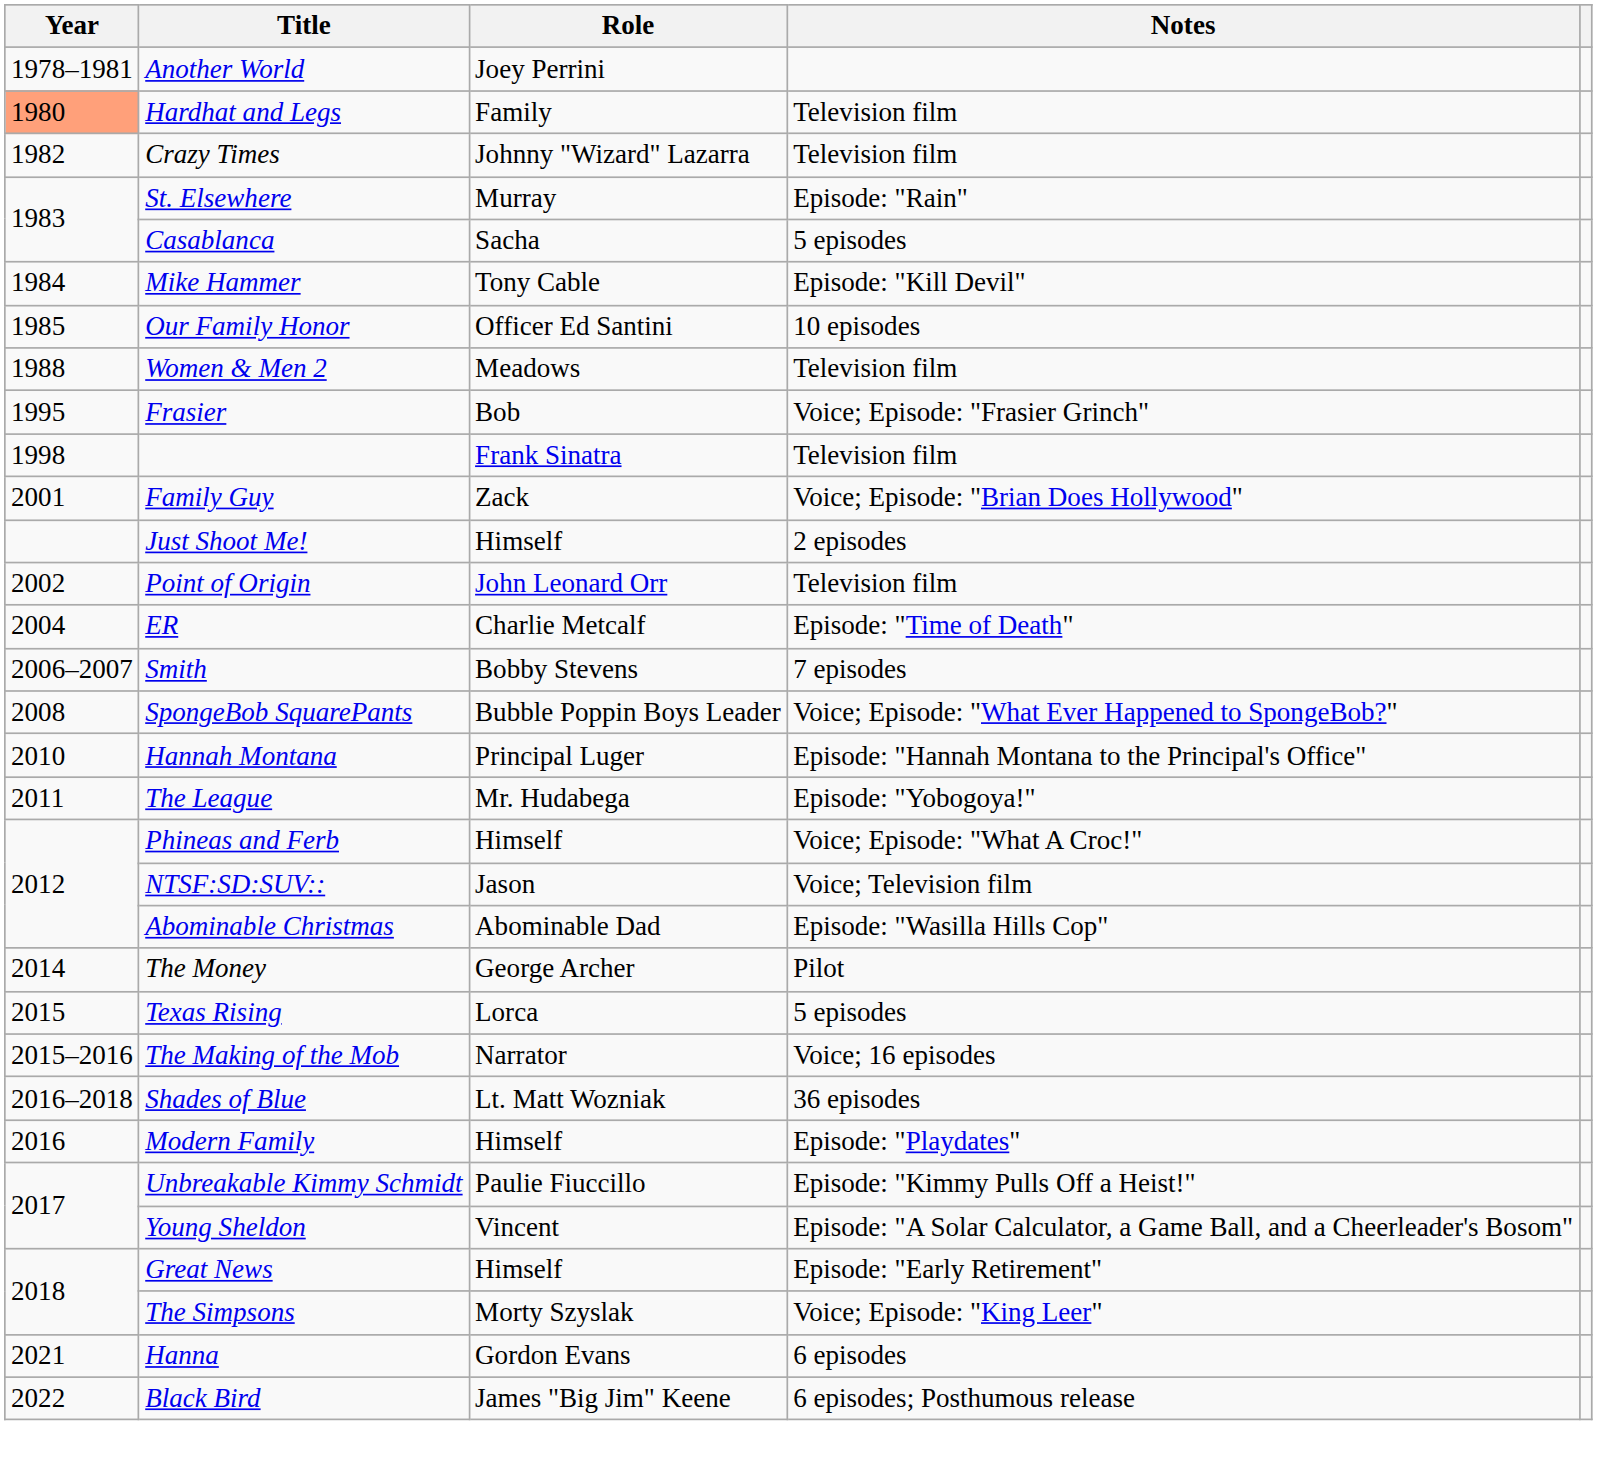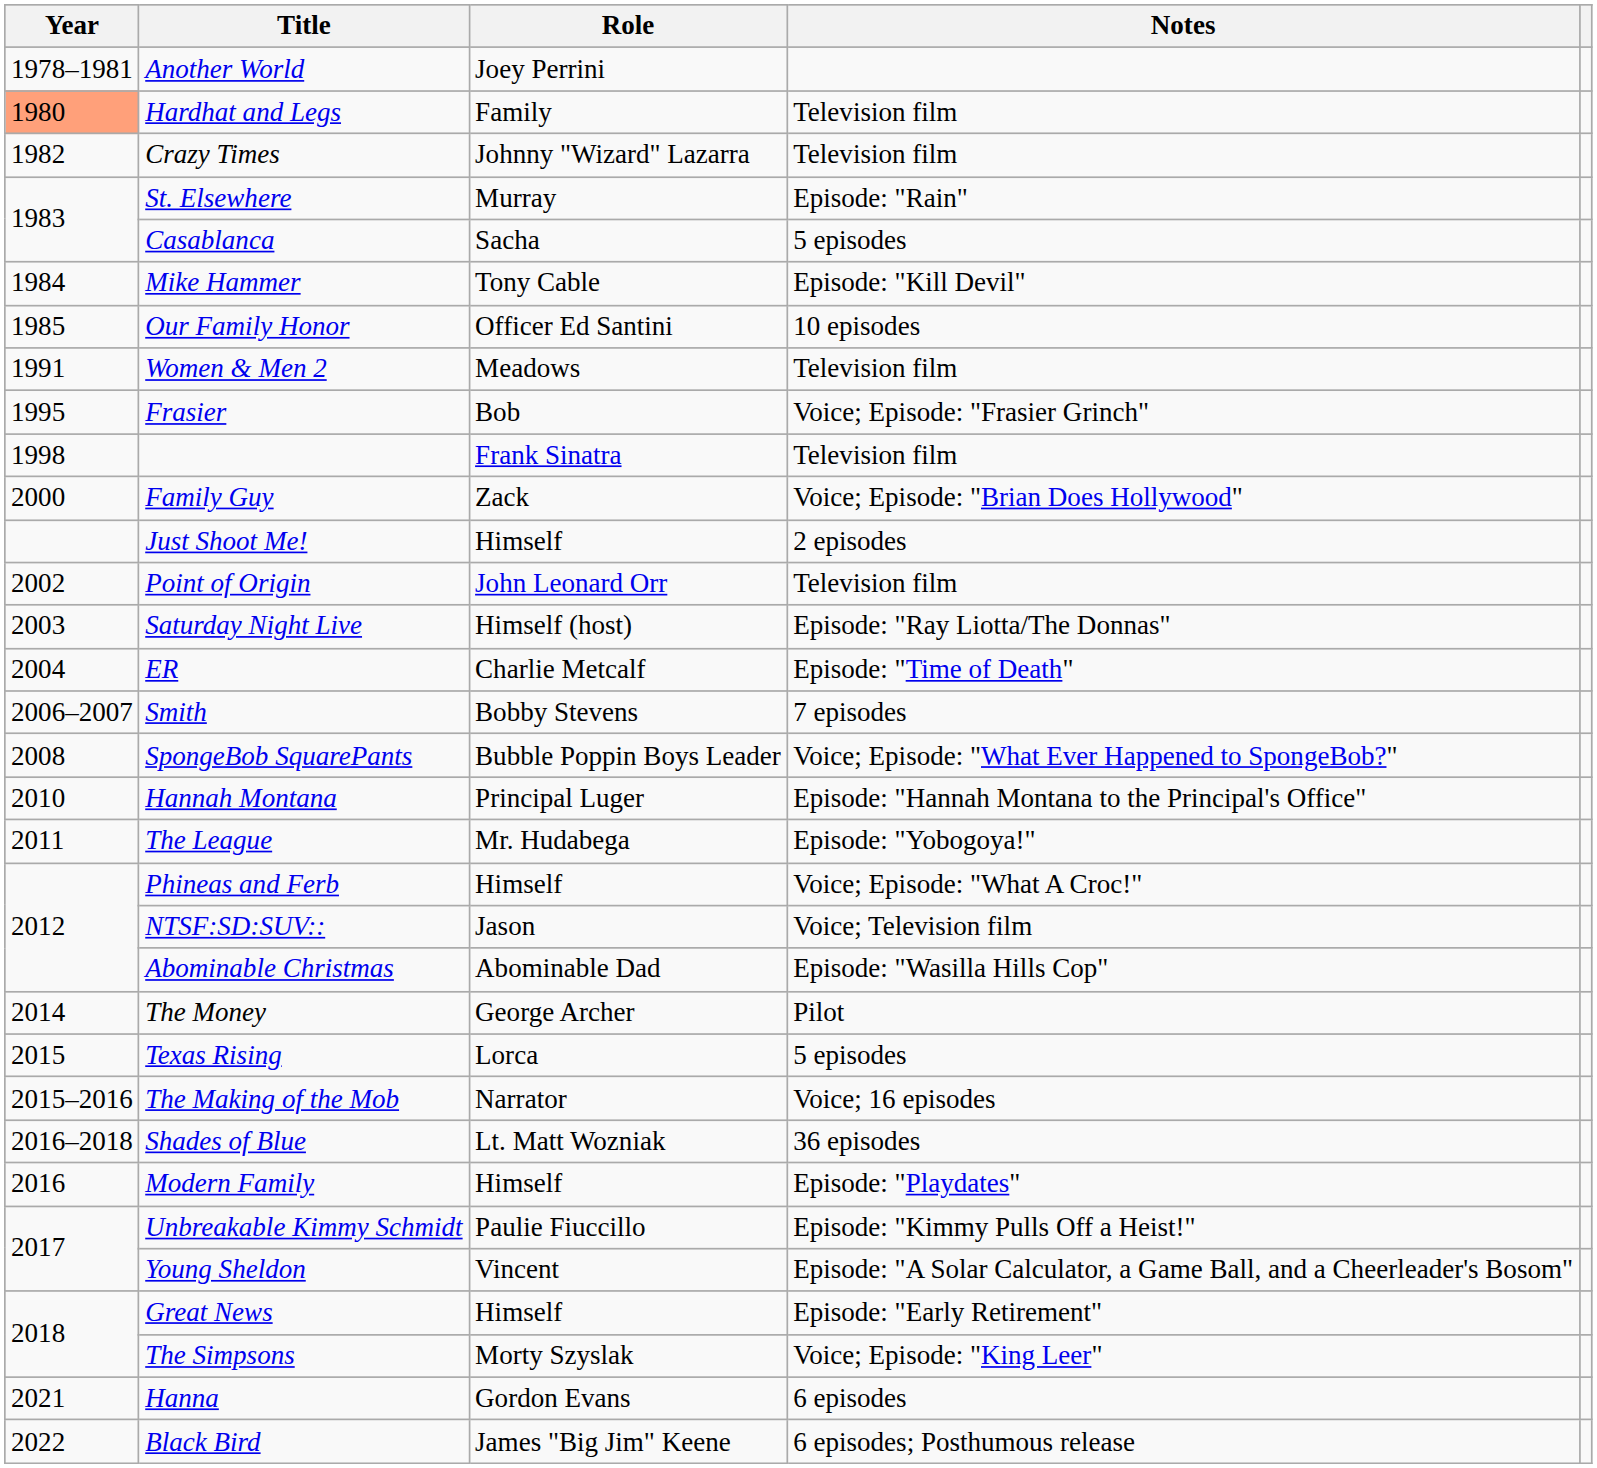(38, 369) 1988 -> (38, 369) 1991
(38, 497) 2001 -> (38, 497) 2000
+ row: (254, 626)
